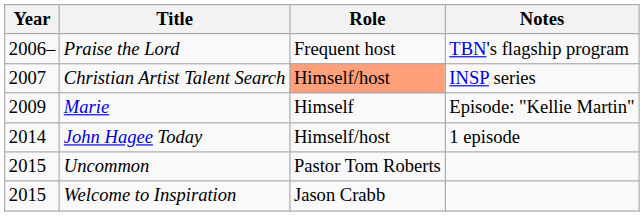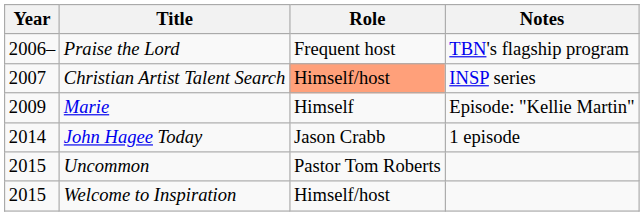(342, 136) Himself/host -> (340, 136) Jason Crabb
(340, 195) Jason Crabb -> (342, 195) Himself/host
